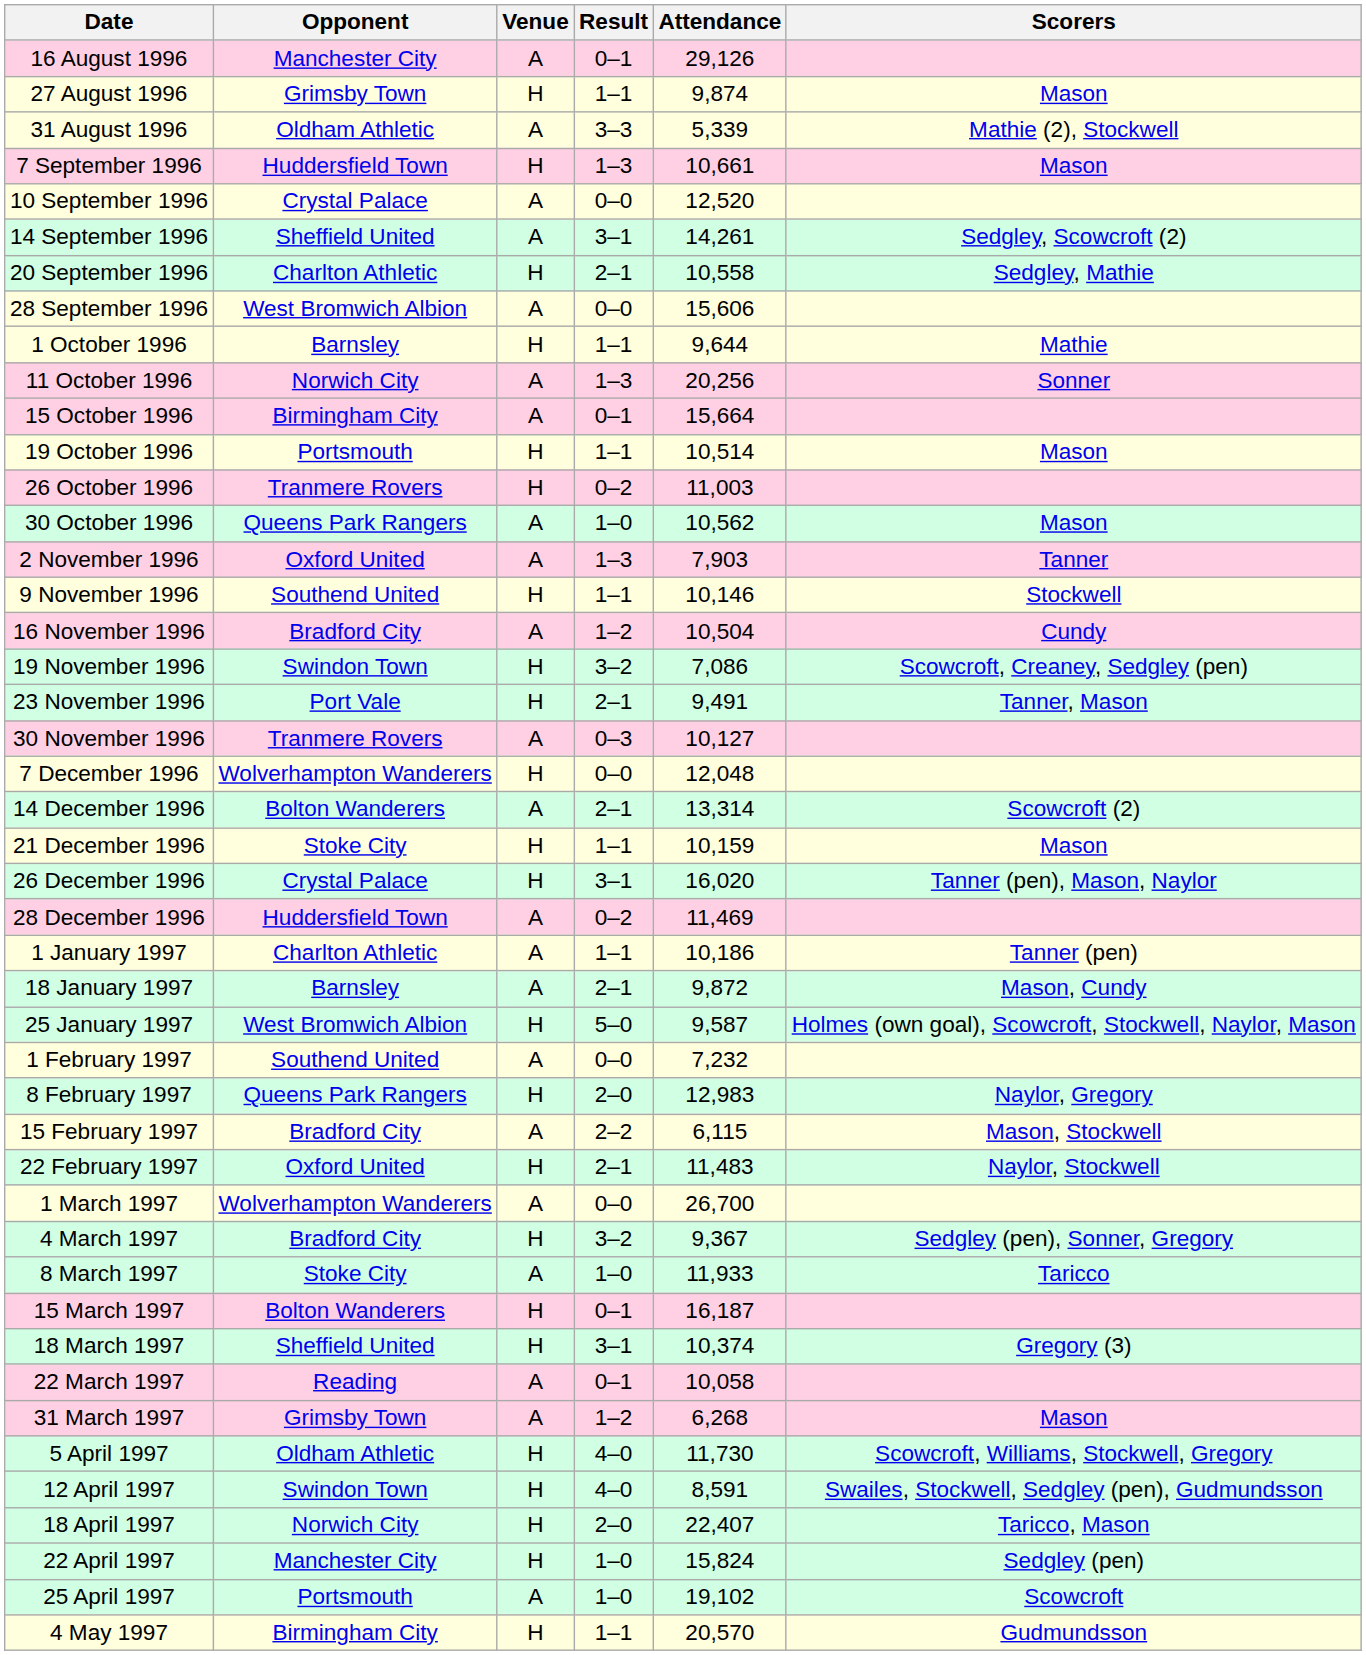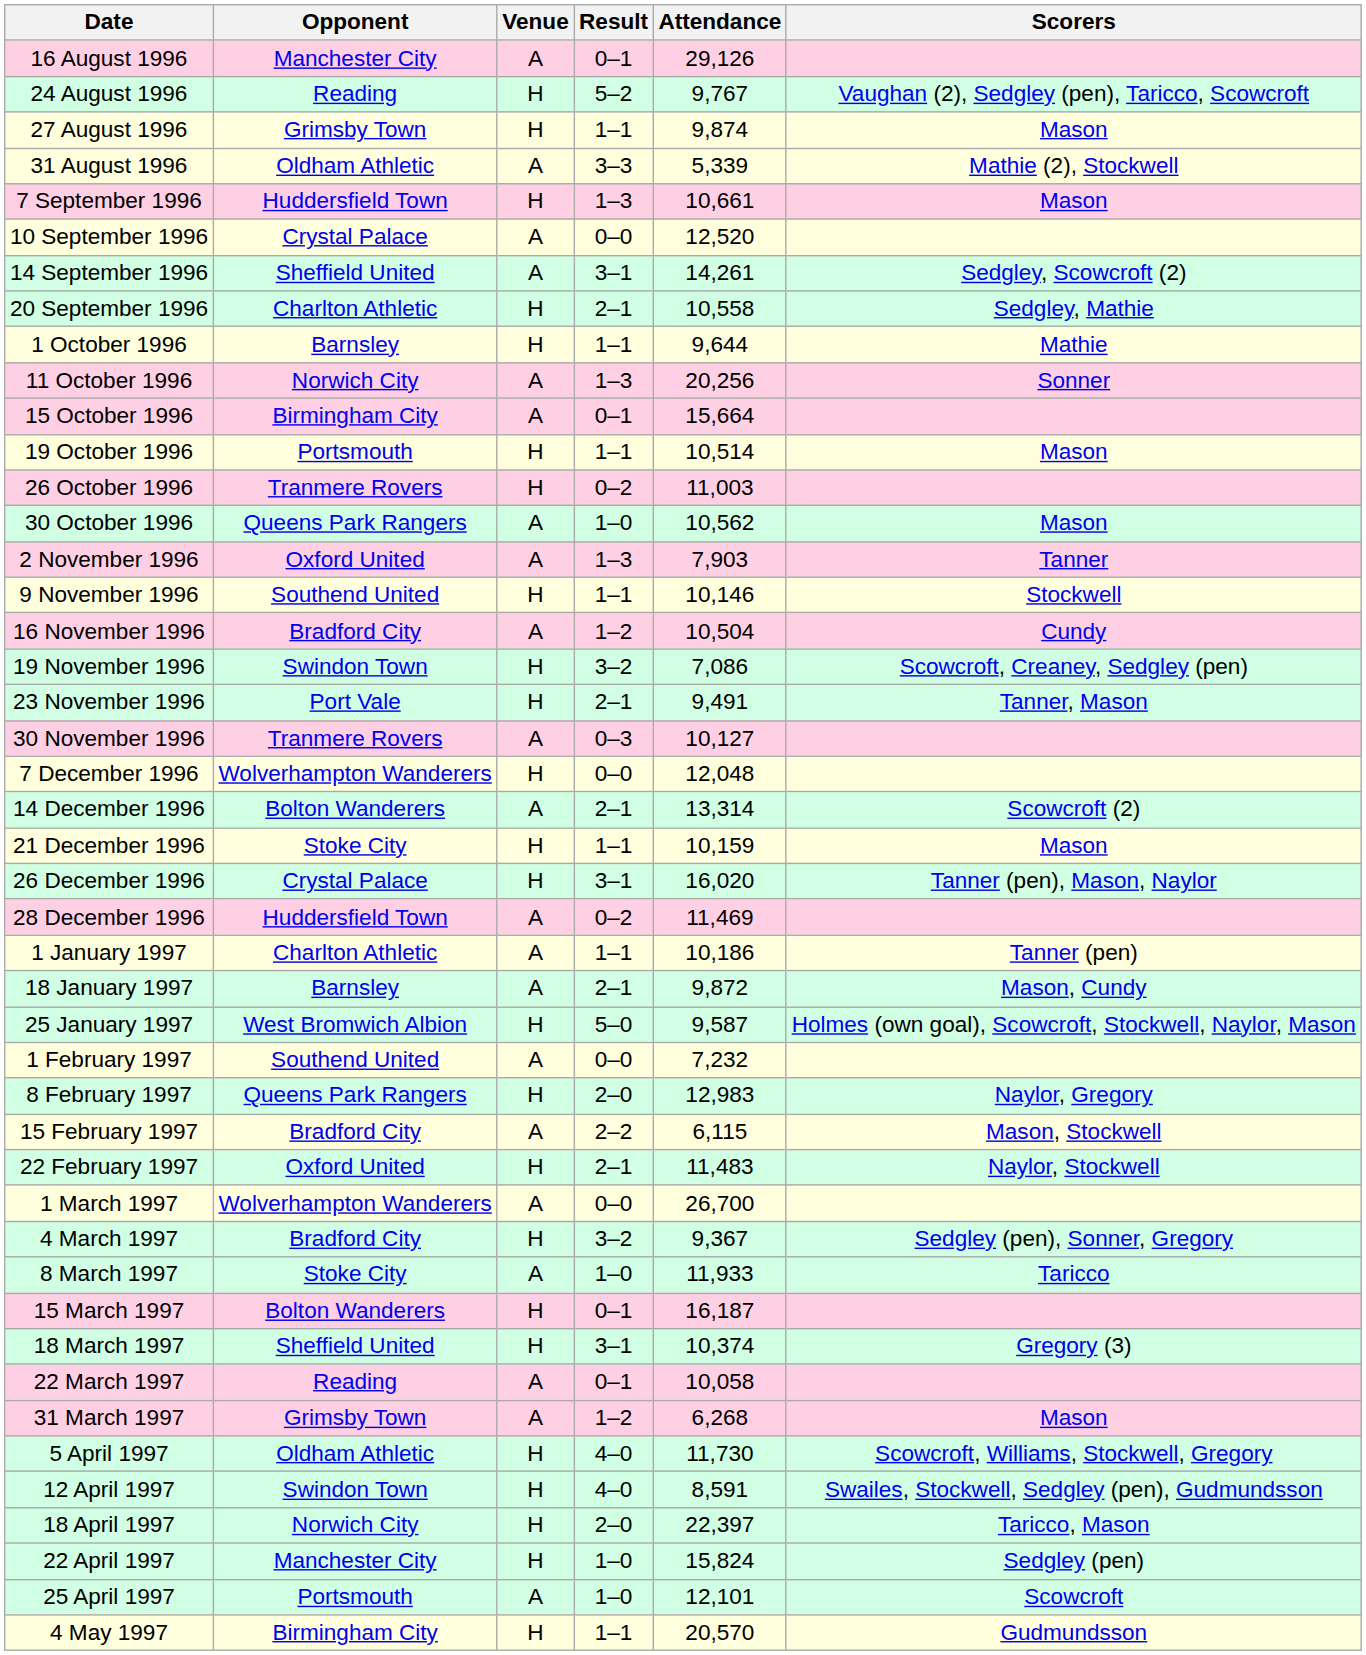+ row: (109, 93)
- row: (109, 308)
(720, 1525) 22,407 -> (720, 1525) 22,397
(720, 1596) 19,102 -> (720, 1596) 12,101
